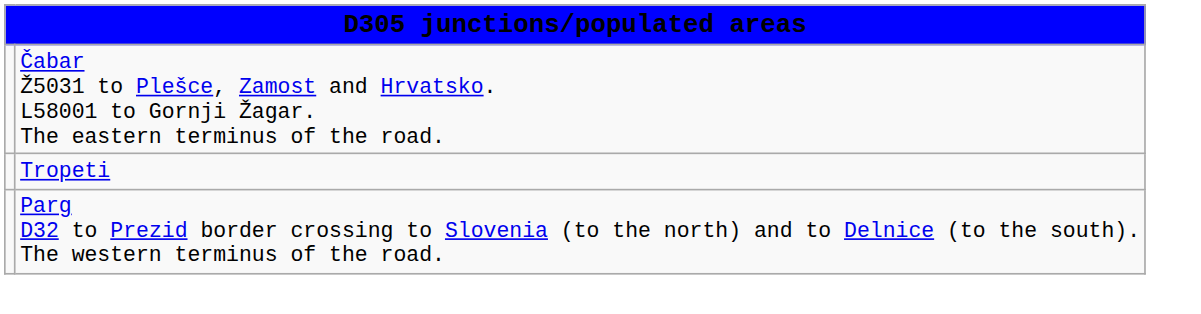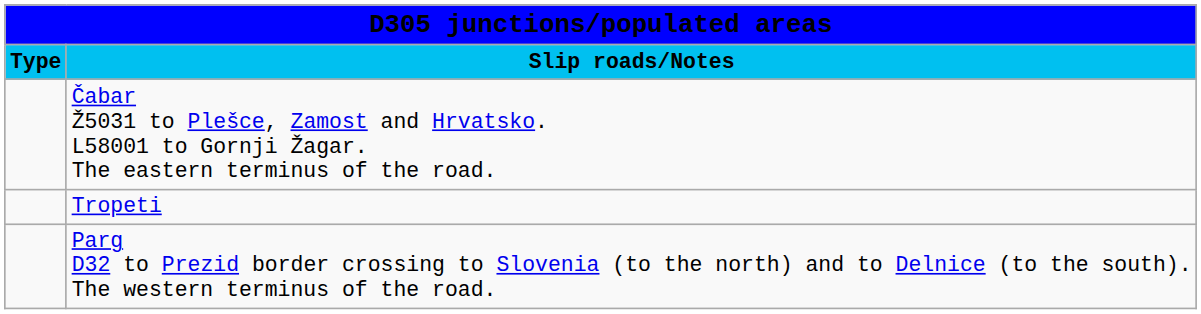+ row: (632, 62)
